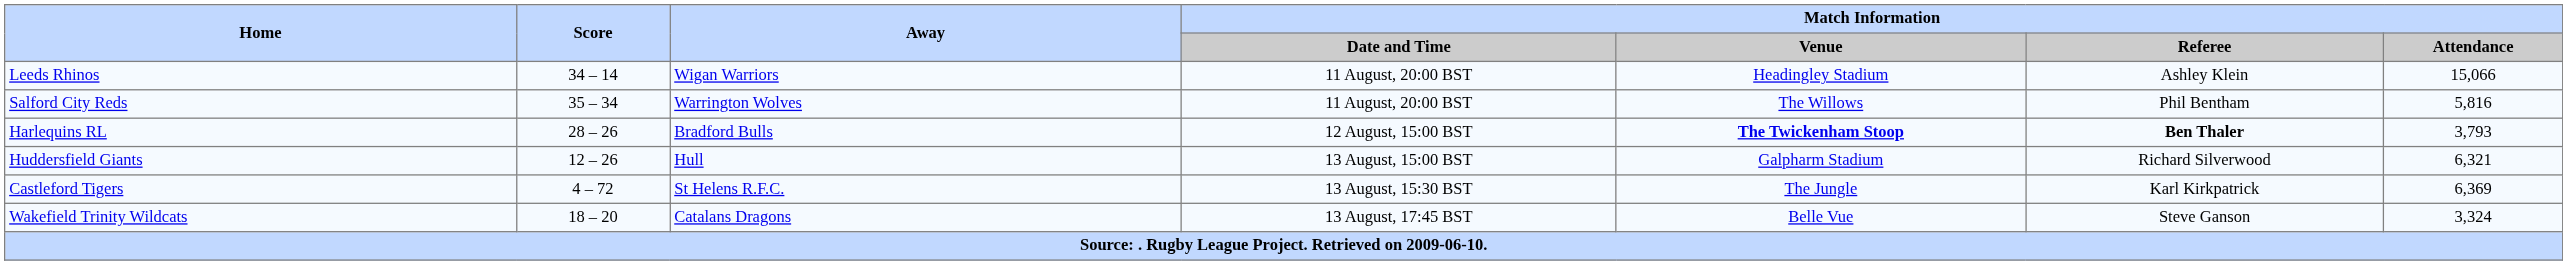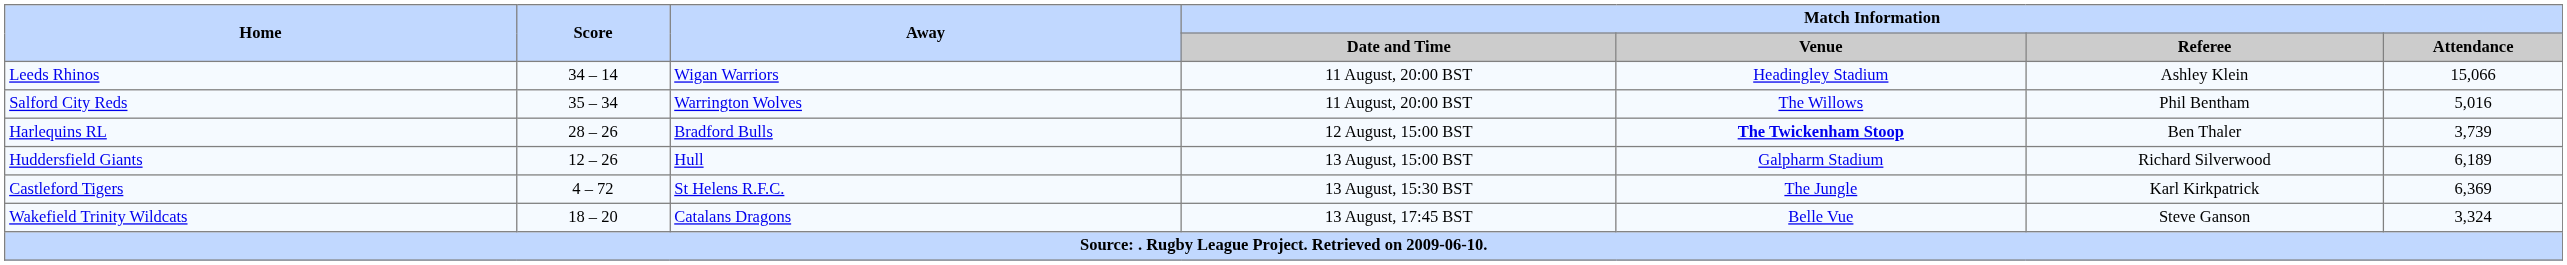(2473, 103) 5,816 -> (2473, 103) 5,016
(2205, 132) bold -> (2205, 132) normal
(2473, 132) 3,793 -> (2473, 132) 3,739
(2473, 160) 6,321 -> (2473, 160) 6,189
